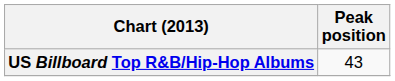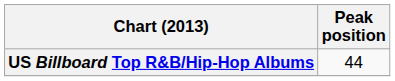(354, 62) 43 -> (354, 62) 44
